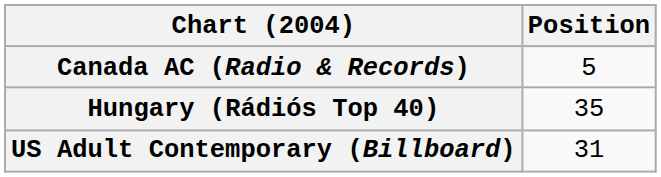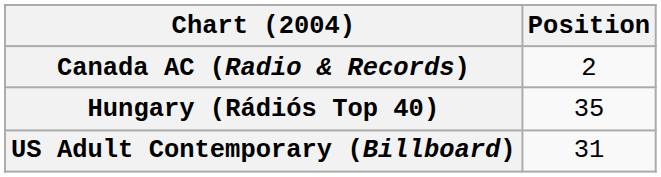(589, 67) 5 -> (589, 67) 2
